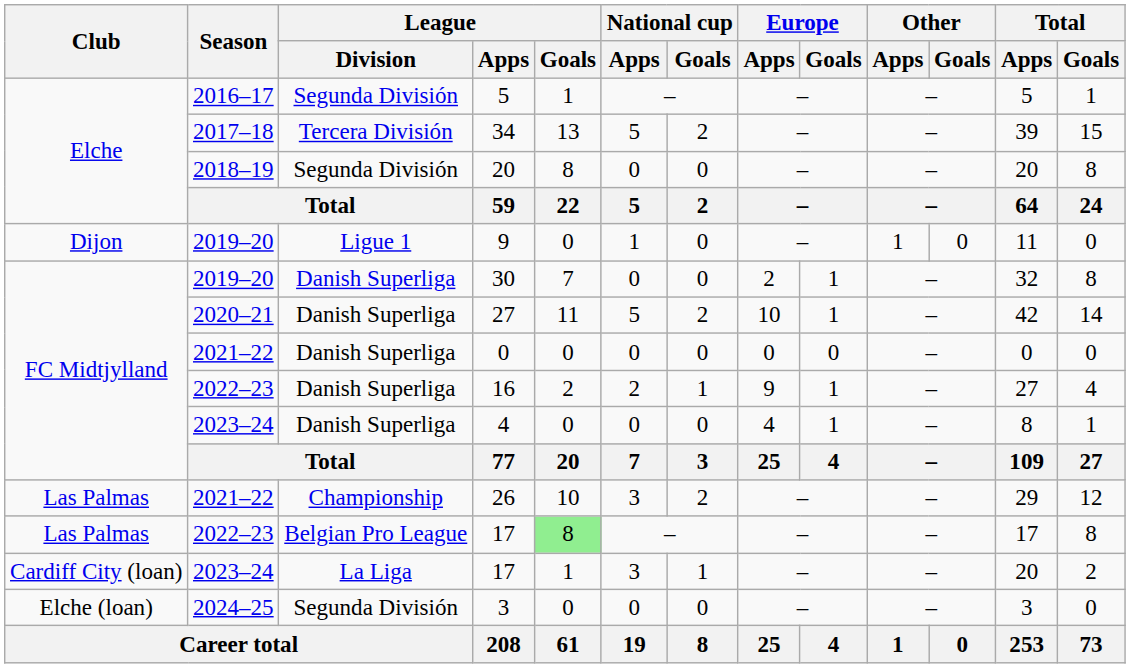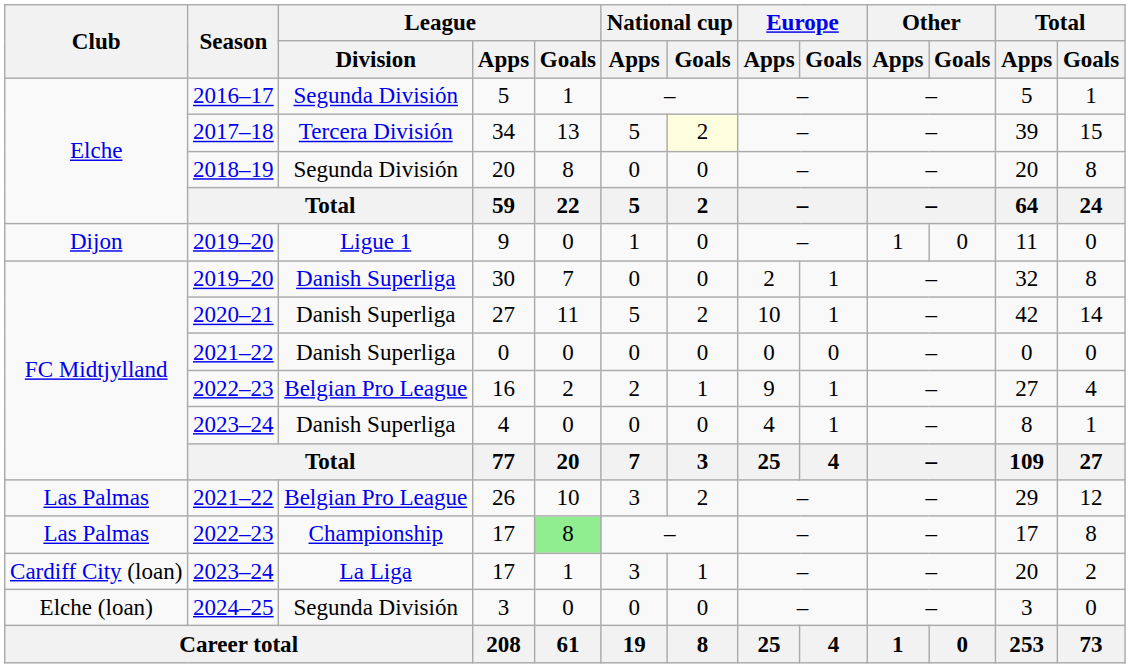(703, 132) no background -> (703, 132) lightyellow background
(376, 388) Danish Superliga -> (376, 388) Belgian Pro League
(376, 497) Championship -> (376, 497) Belgian Pro League
(376, 534) Belgian Pro League -> (376, 534) Championship
